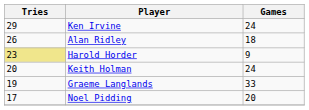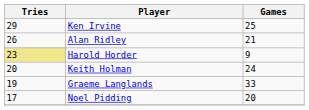(250, 26) 24 -> (250, 26) 25
(250, 40) 18 -> (250, 40) 21
